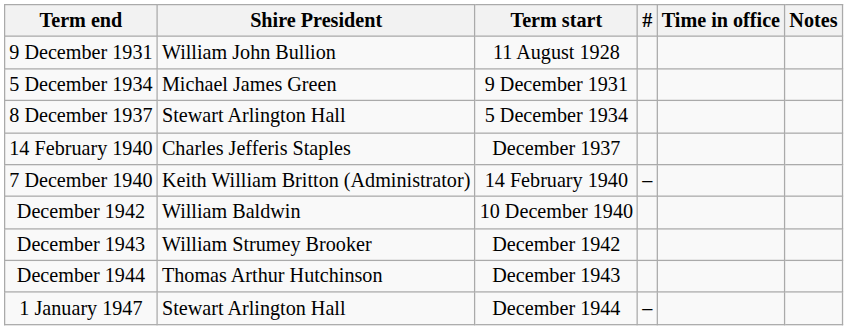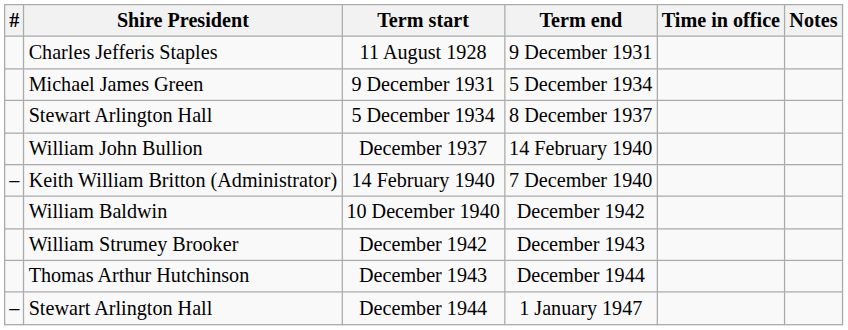columns swapped: (647, 20) <-> (81, 20)
(249, 52) William John Bullion -> (123, 52) Charles Jefferis Staples
(256, 148) Charles Jefferis Staples -> (116, 148) William John Bullion
